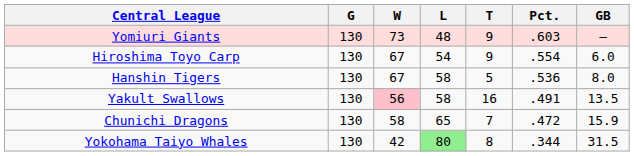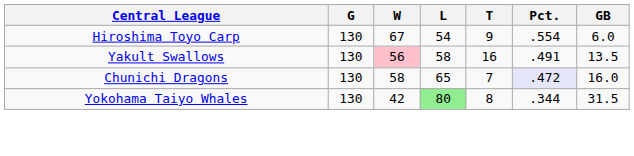- row: (166, 36)
- row: (166, 78)
(545, 120) no background -> (545, 78) lavender background
(603, 120) 15.9 -> (603, 78) 16.0
